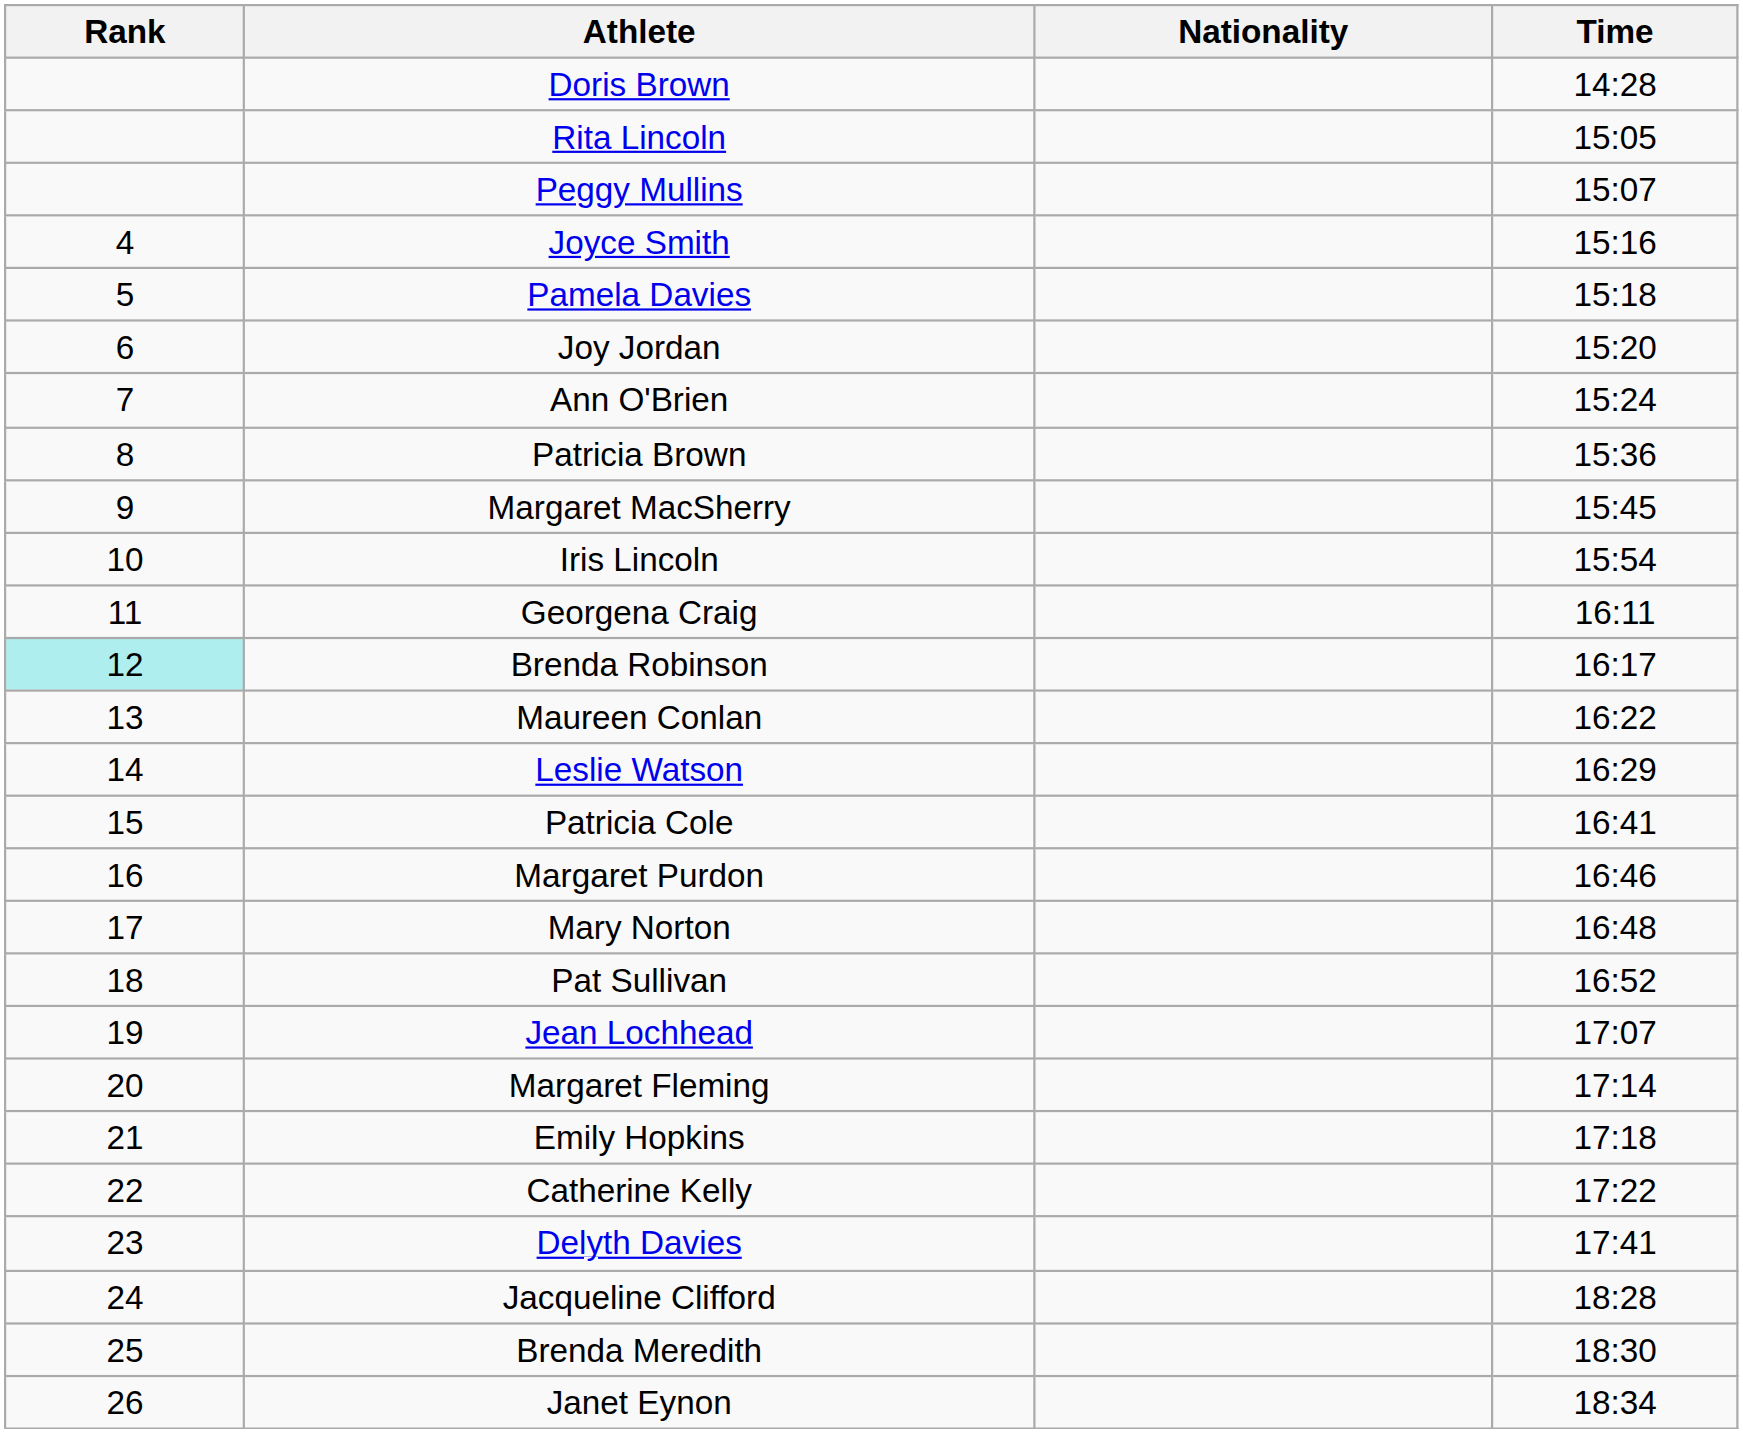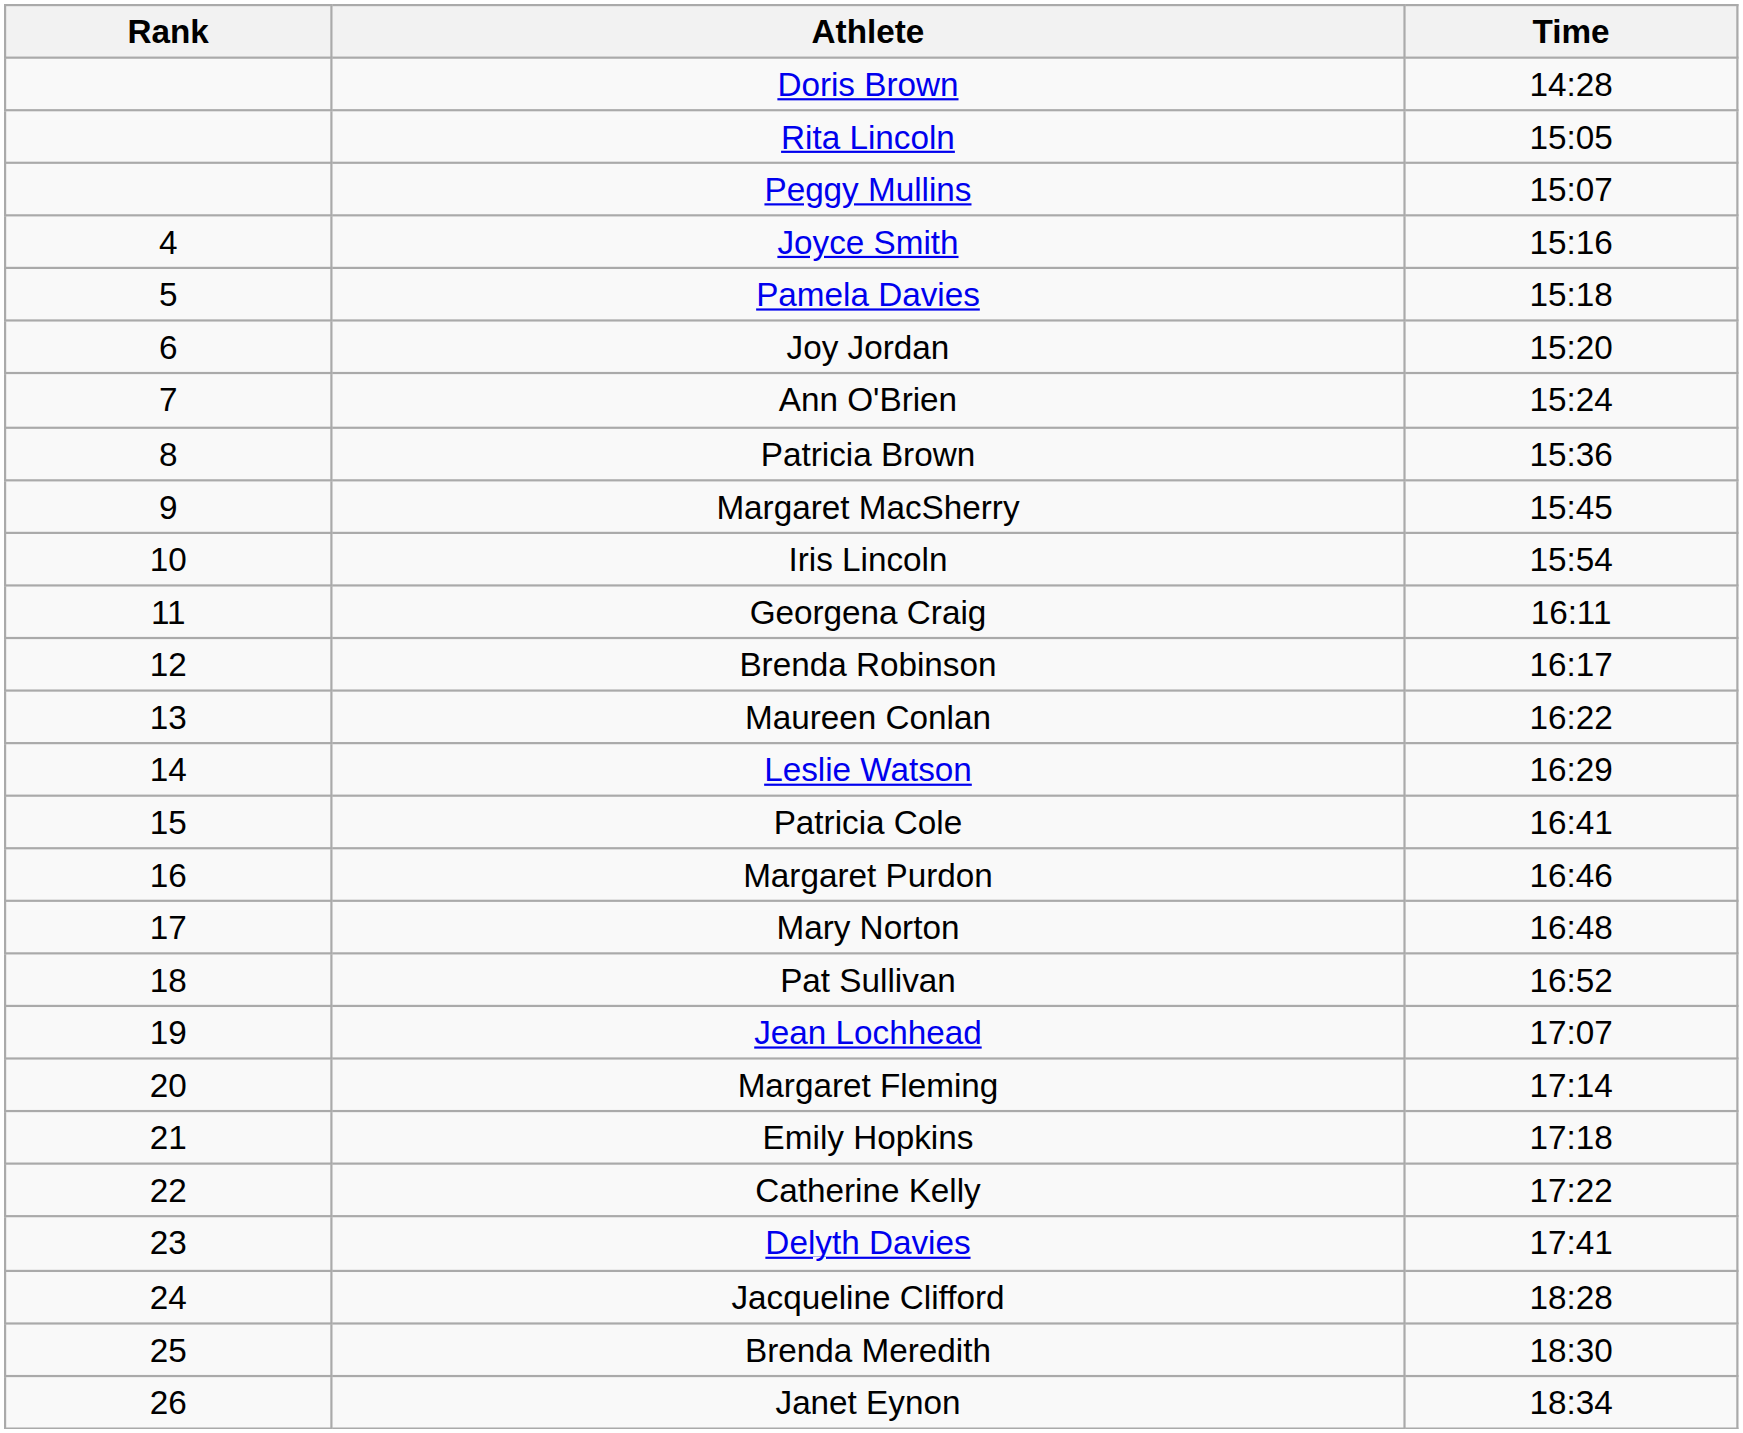- column: (1263, 32)
(125, 664) paleturquoise background -> (168, 664) no background
